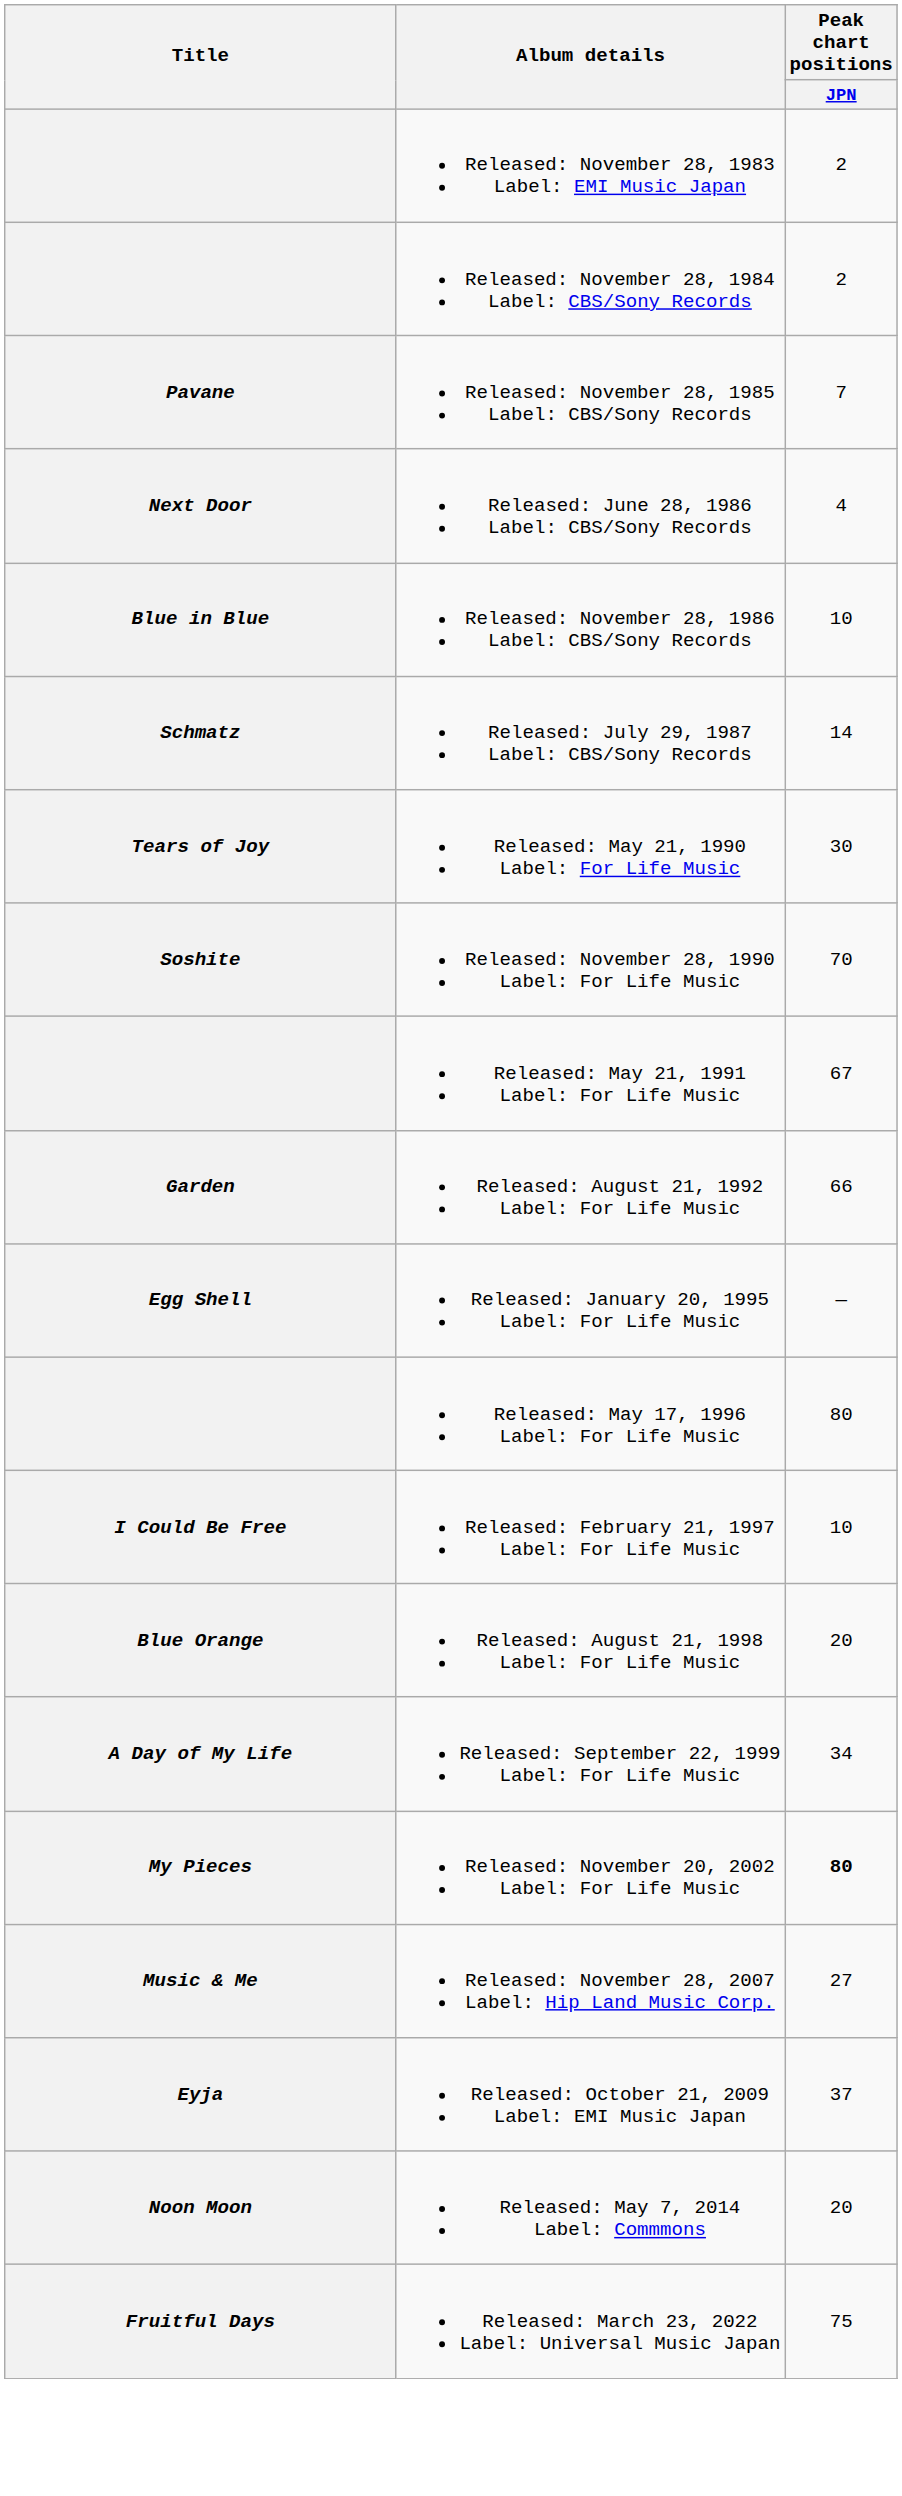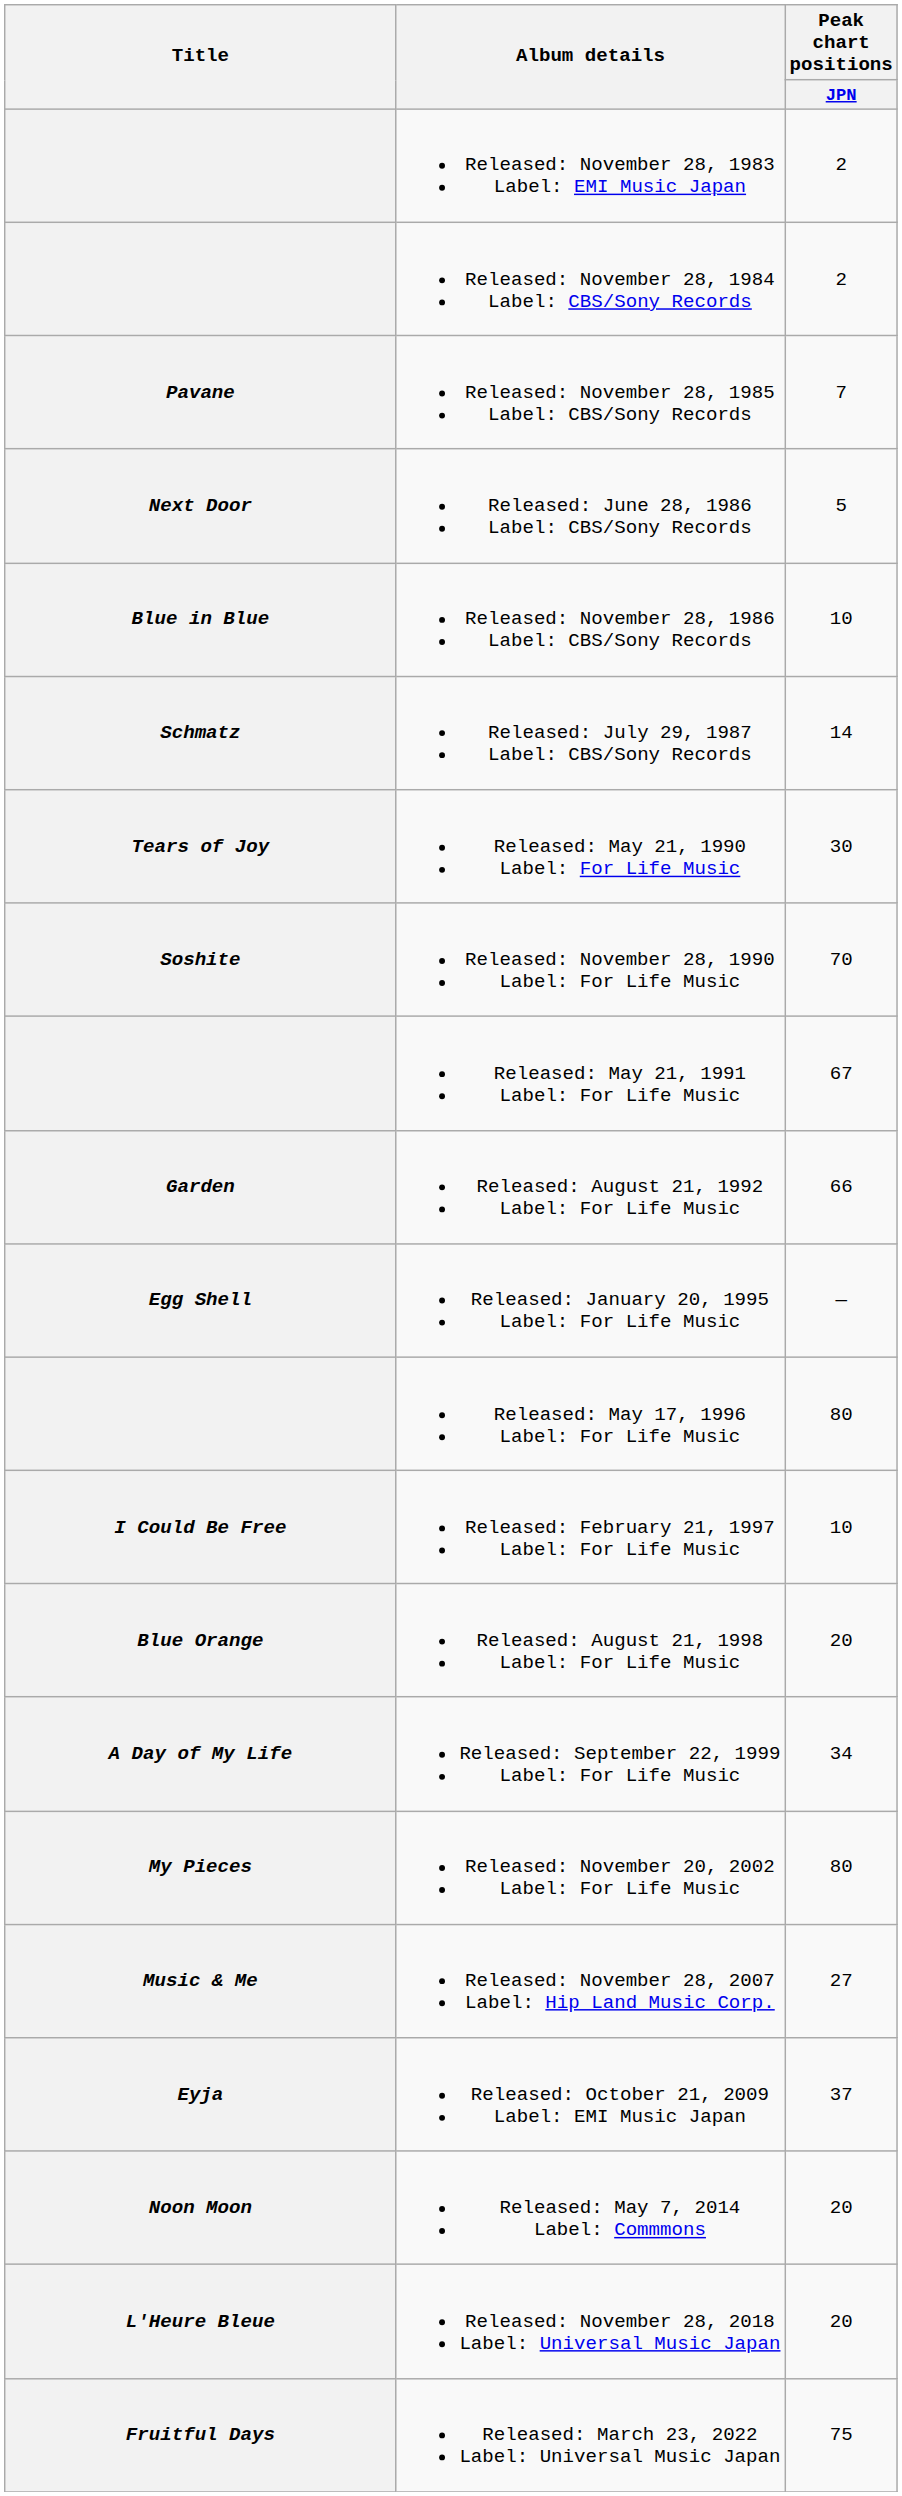(841, 506) 4 -> (841, 506) 5
(841, 1868) bold -> (841, 1868) normal
+ row: (591, 2332)
